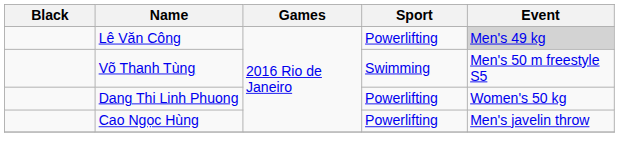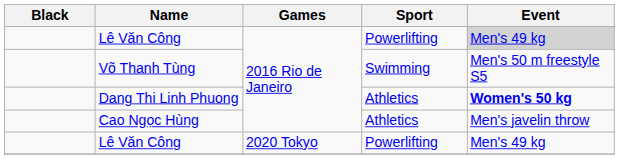(401, 98) Powerlifting -> (392, 98) Athletics
(518, 98) normal -> (521, 98) bold
(401, 120) Powerlifting -> (392, 120) Athletics
+ row: (140, 143)
